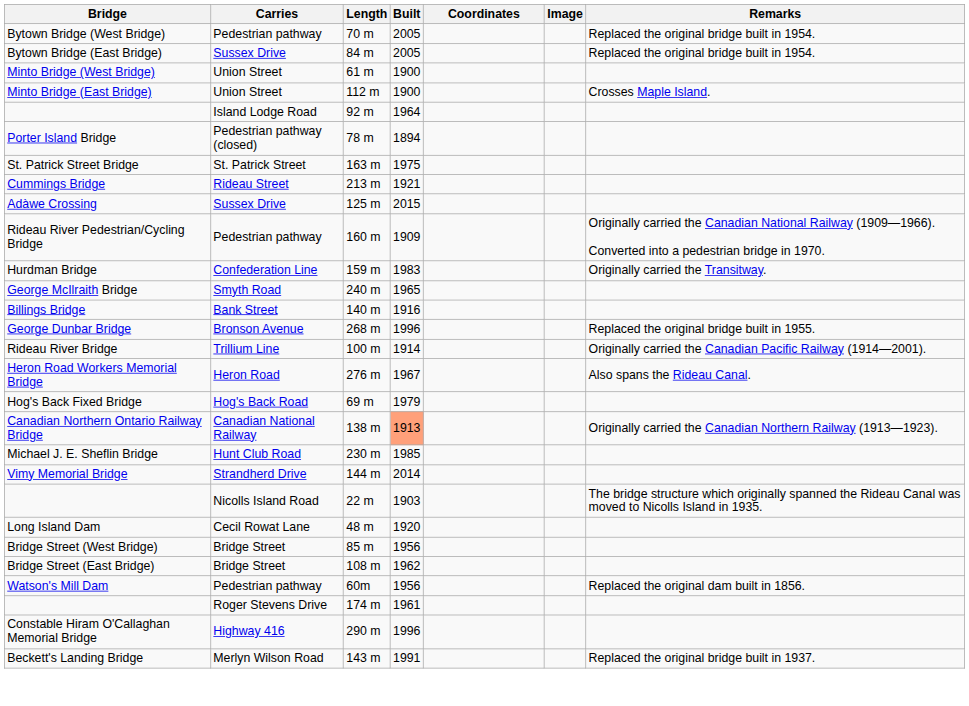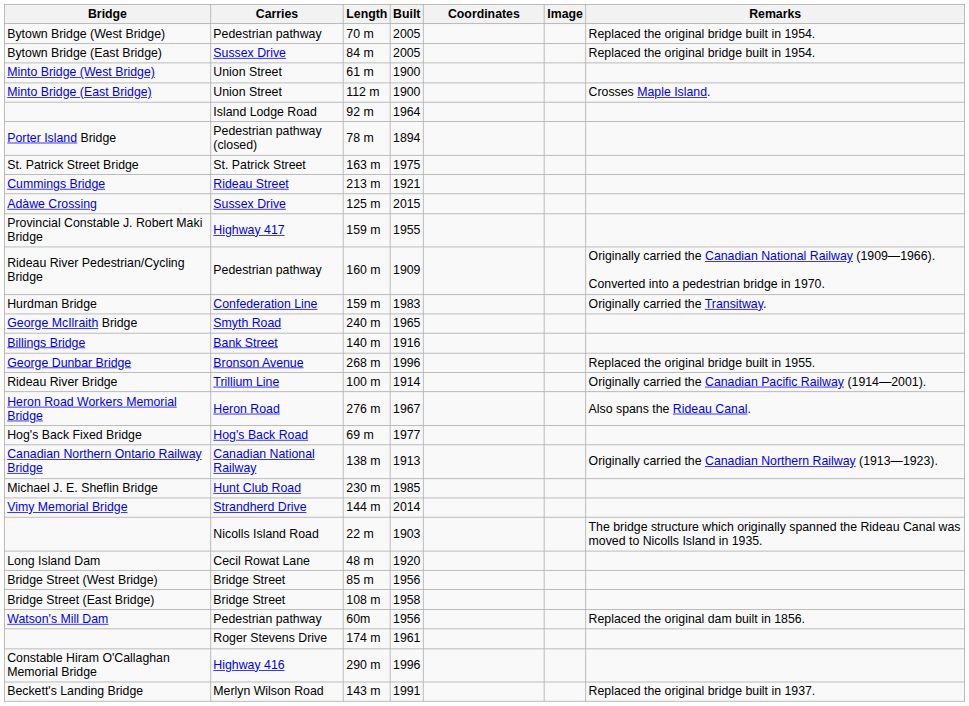+ row: (105, 230)
(407, 401) 1979 -> (407, 435) 1977
(407, 428) lightsalmon background -> (407, 461) no background
(407, 566) 1962 -> (407, 599) 1958
